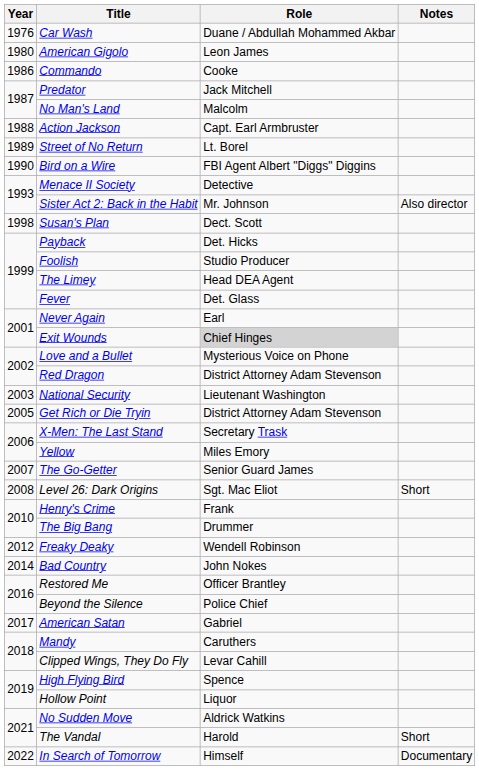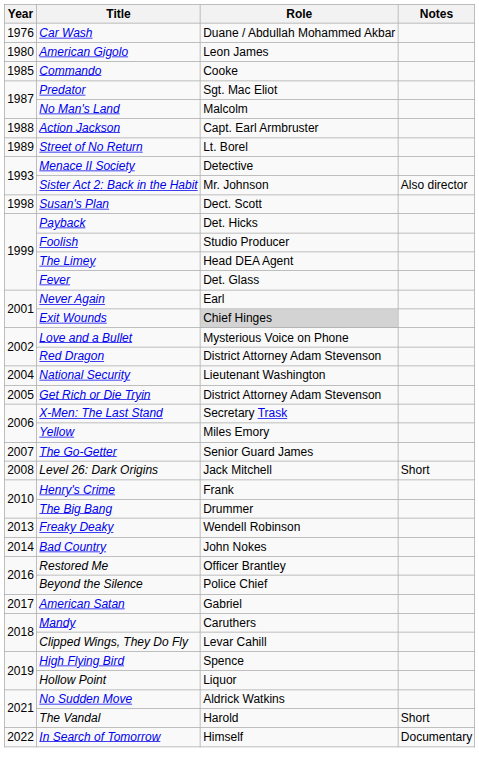(20, 71) 1986 -> (20, 71) 1985
(238, 90) Jack Mitchell -> (240, 90) Sgt. Mac Eliot
- row: (77, 166)
(20, 394) 2003 -> (20, 375) 2004
(240, 489) Sgt. Mac Eliot -> (238, 470) Jack Mitchell
(20, 546) 2012 -> (20, 527) 2013
